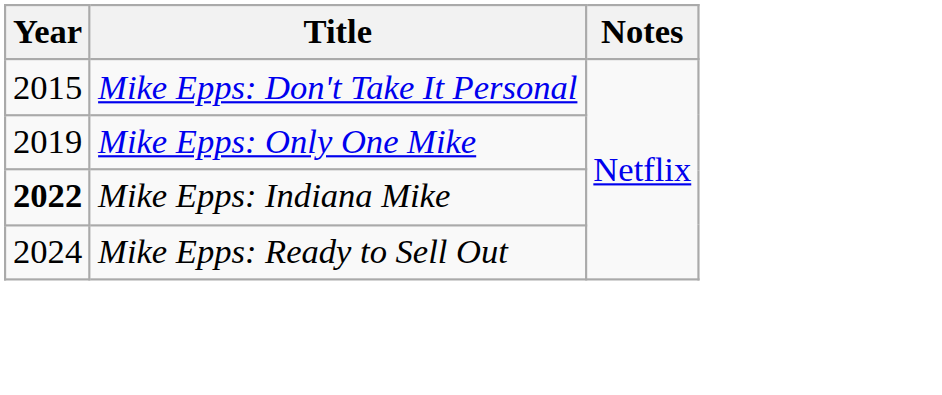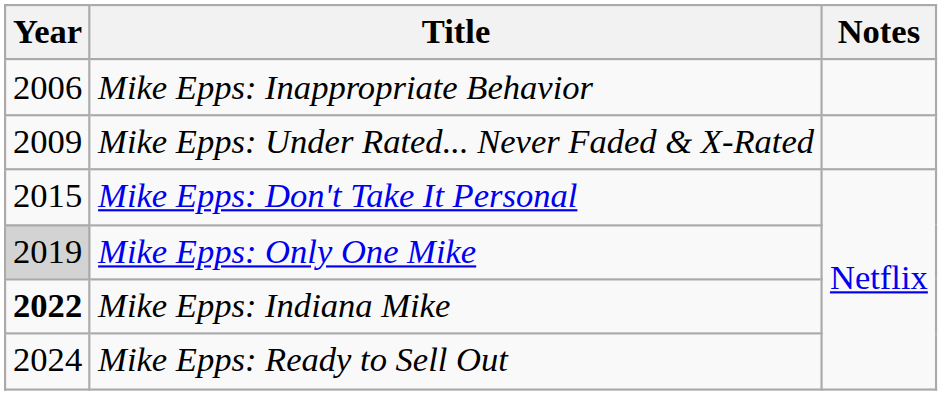+ row: (346, 86)
+ row: (456, 141)
(48, 141) no background -> (48, 251) lightgrey background
